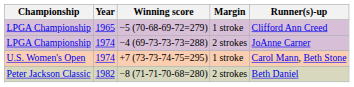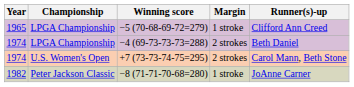columns swapped: (105, 12) <-> (49, 12)
(281, 43) JoAnne Carner -> (275, 43) Beth Daniel
(228, 58) 1 stroke -> (230, 58) 2 strokes
(230, 74) 2 strokes -> (228, 74) 1 stroke
(275, 74) Beth Daniel -> (281, 74) JoAnne Carner
